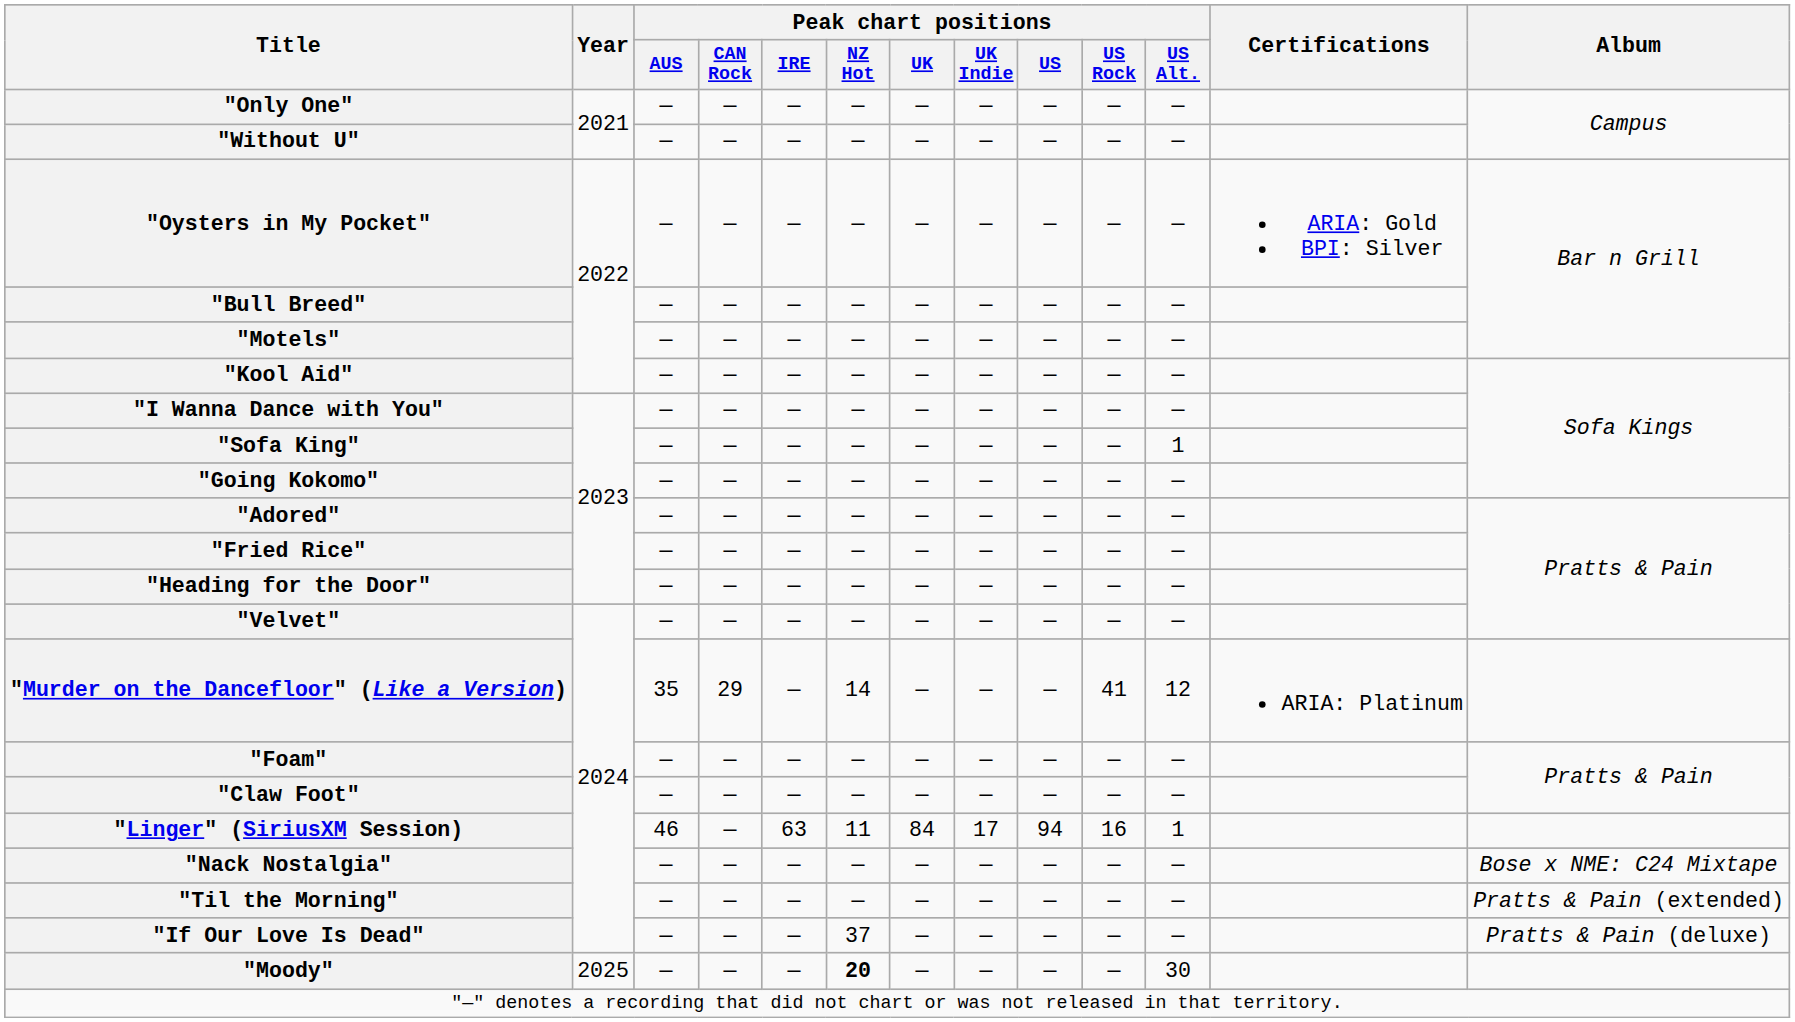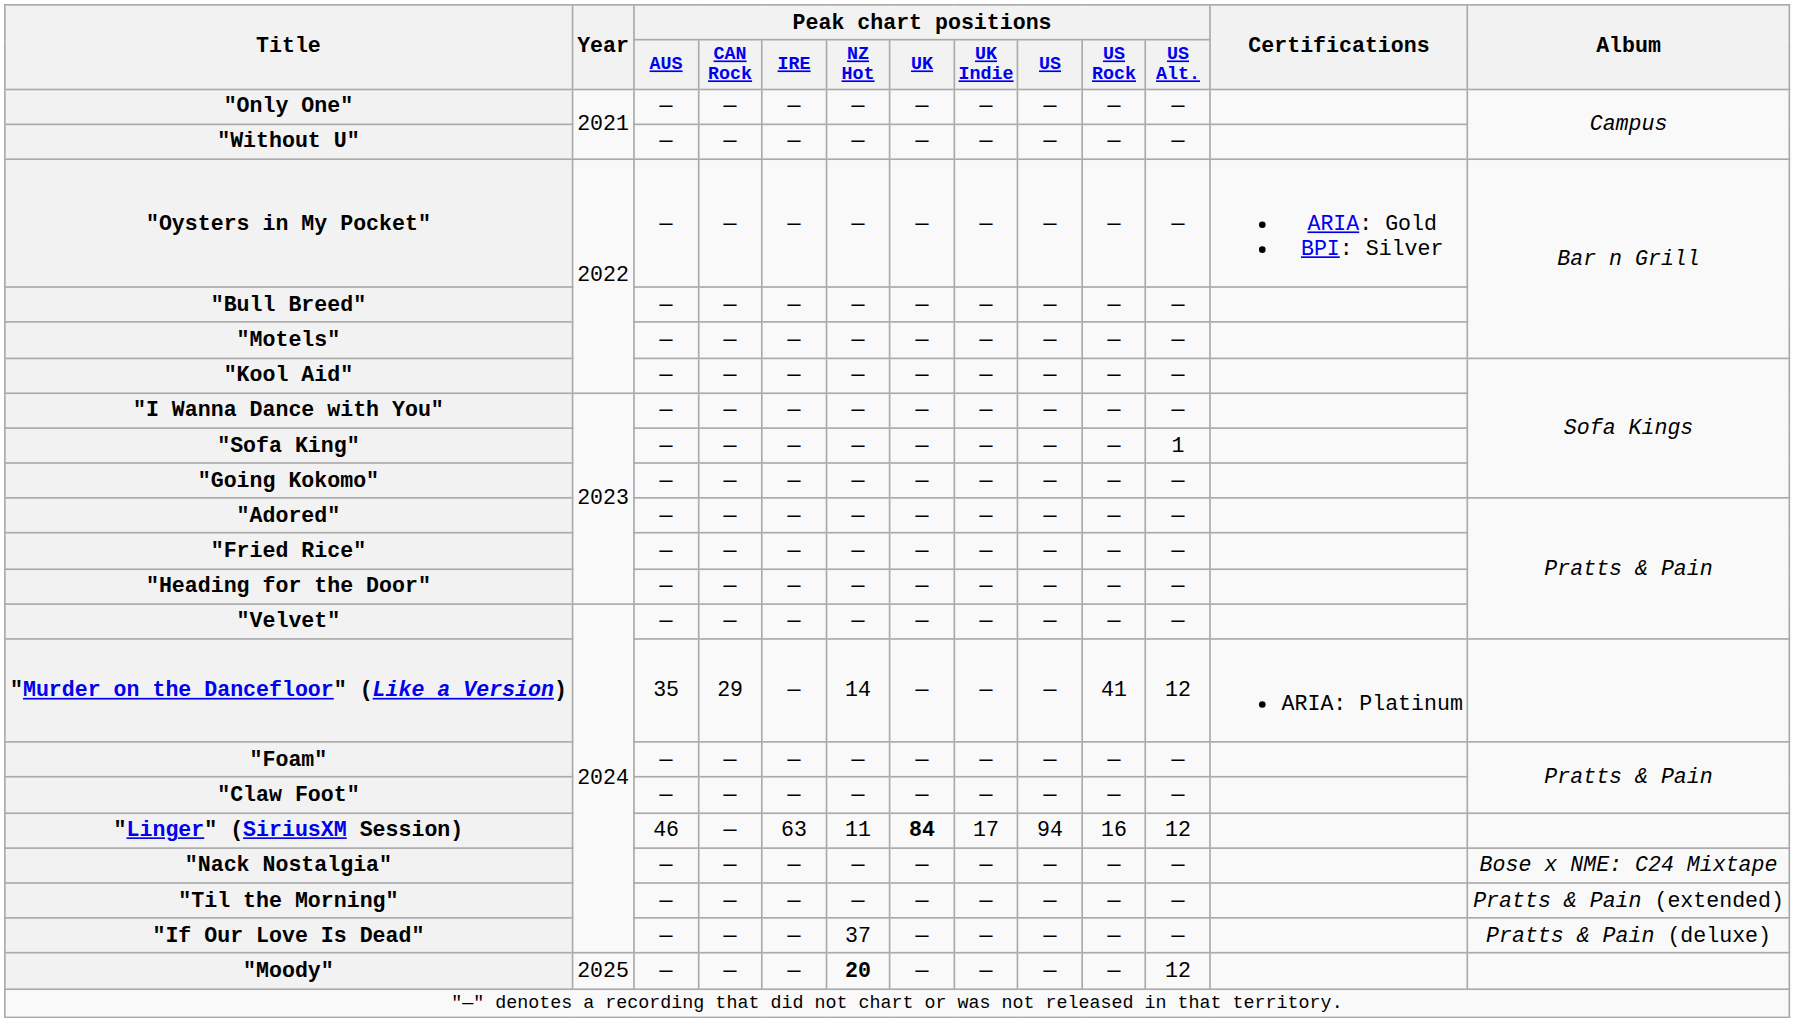(922, 830) normal -> (922, 830) bold
(1178, 830) 1 -> (1178, 830) 12
(1178, 971) 30 -> (1178, 971) 12
